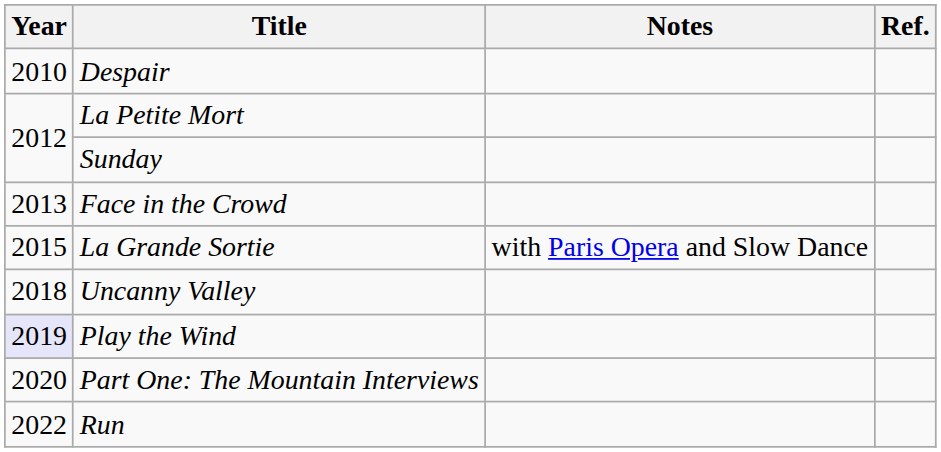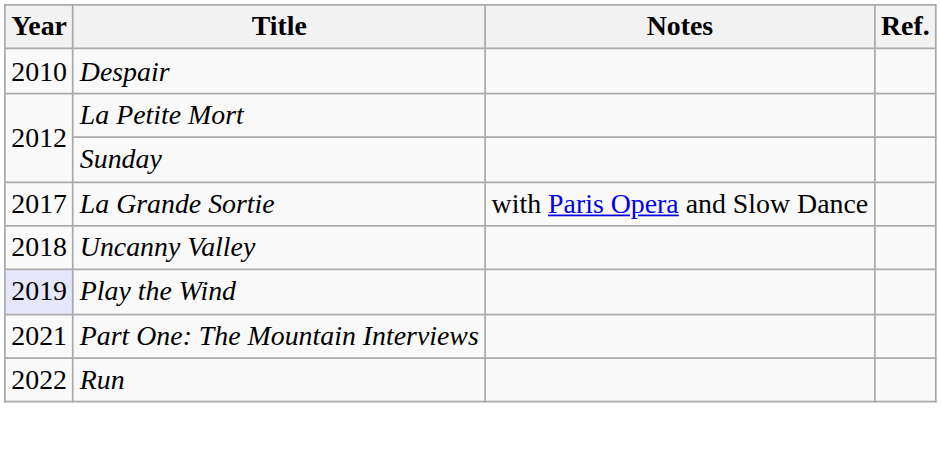- row: (183, 203)
(39, 247) 2015 -> (39, 203) 2017
(39, 379) 2020 -> (39, 335) 2021
